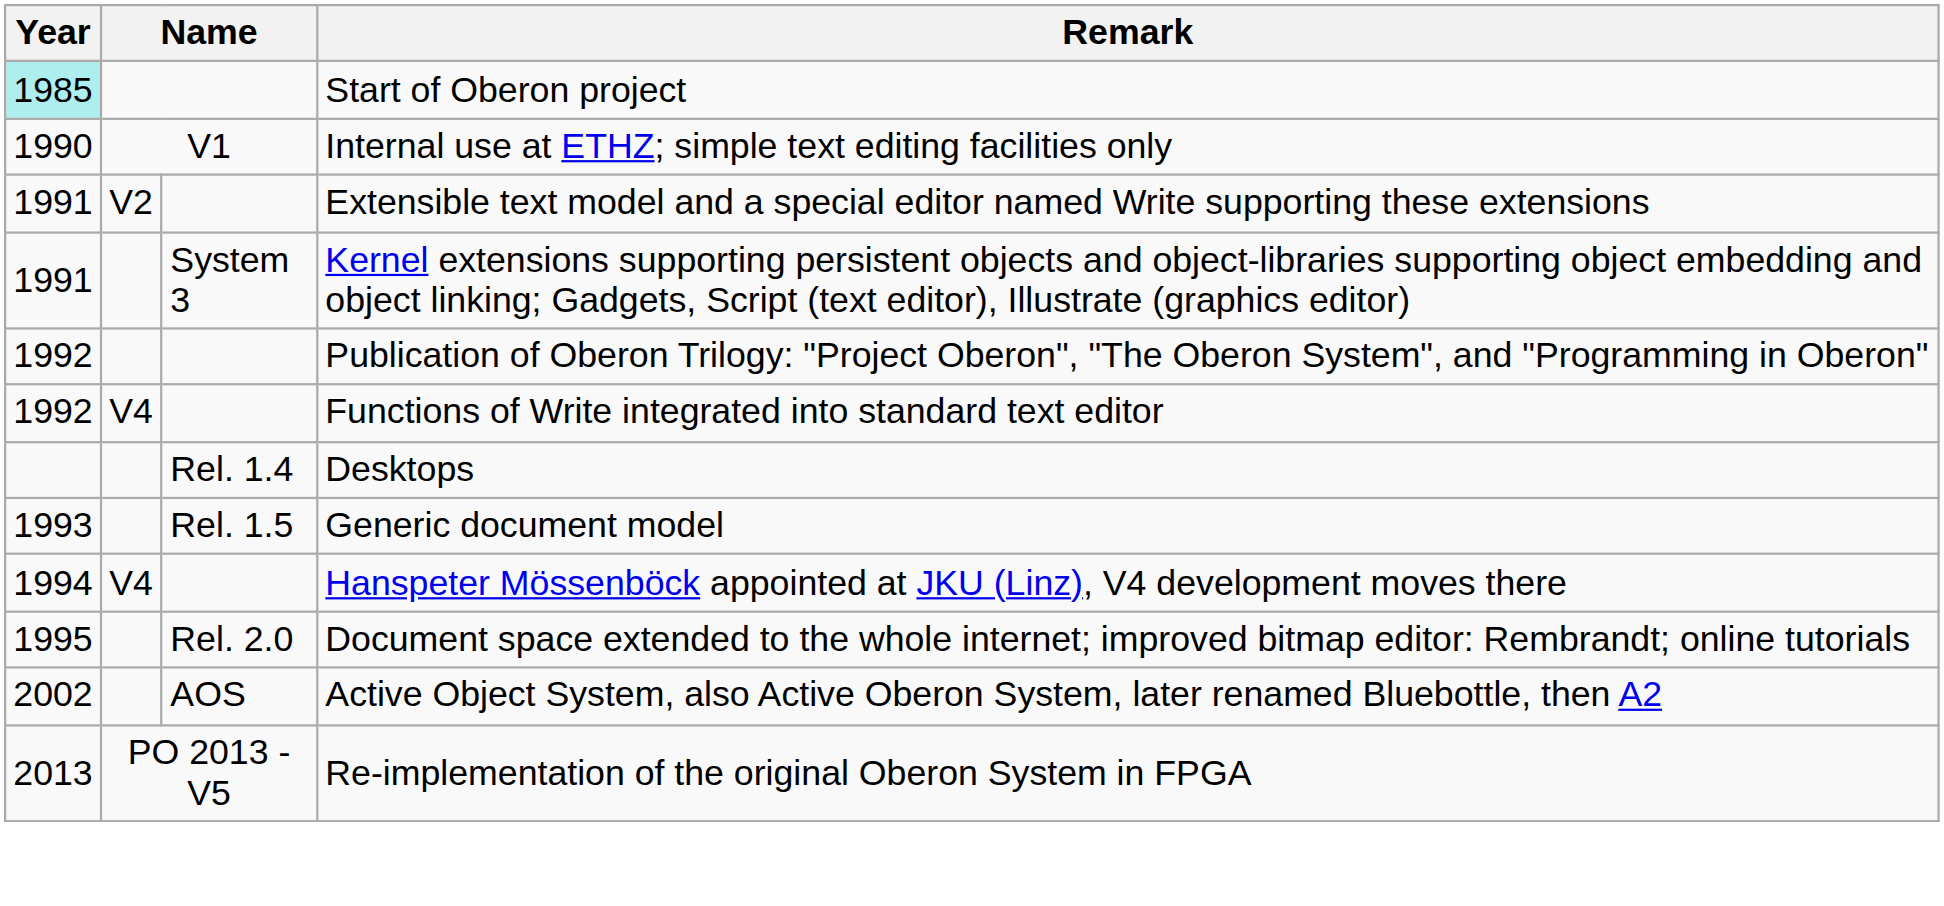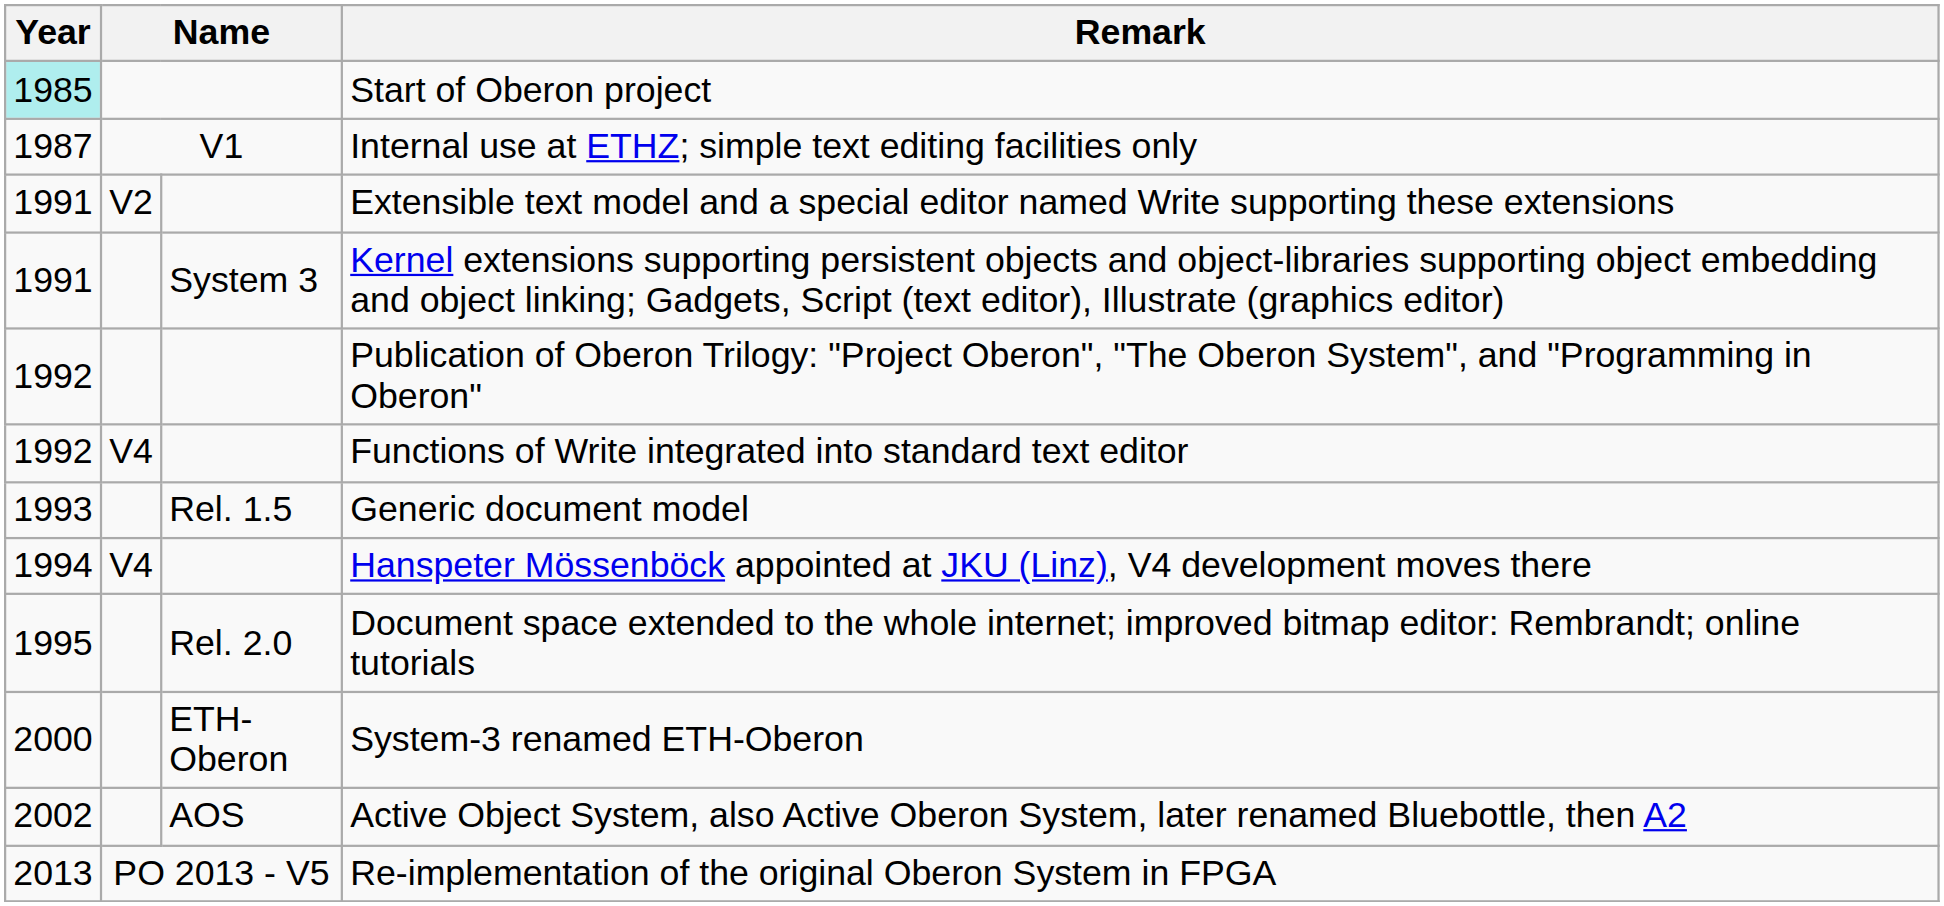(53, 145) 1990 -> (53, 145) 1987
- row: (400, 469)
+ row: (607, 739)
